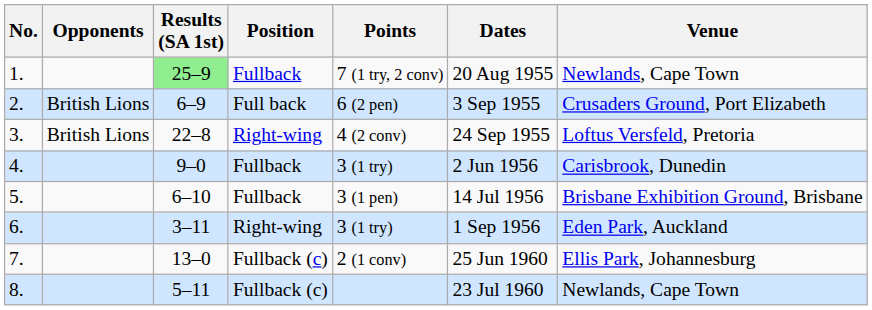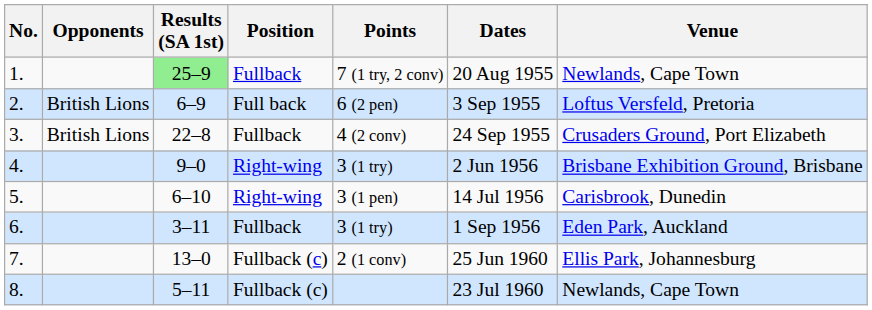(694, 103) Crusaders Ground, Port Elizabeth -> (658, 103) Loftus Versfeld, Pretoria
(277, 134) Right-wing -> (267, 134) Fullback
(658, 134) Loftus Versfeld, Pretoria -> (694, 134) Crusaders Ground, Port Elizabeth
(267, 165) Fullback -> (277, 165) Right-wing
(644, 165) Carisbrook, Dunedin -> (712, 165) Brisbane Exhibition Ground, Brisbane
(267, 196) Fullback -> (277, 196) Right-wing
(712, 196) Brisbane Exhibition Ground, Brisbane -> (644, 196) Carisbrook, Dunedin
(277, 227) Right-wing -> (267, 227) Fullback
